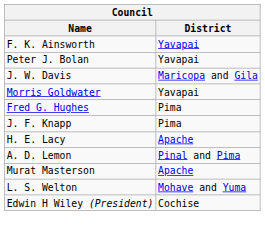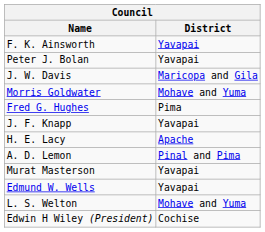(179, 92) Yavapai -> (202, 92) Mohave and Yuma
(170, 124) Pima -> (179, 124) Yavapai
(176, 171) Apache -> (179, 171) Yavapai
+ row: (51, 187)
